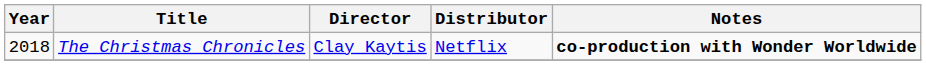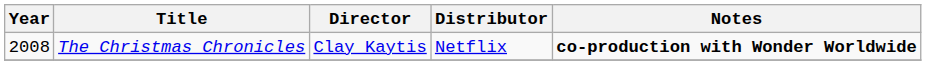(29, 47) 2018 -> (29, 47) 2008
